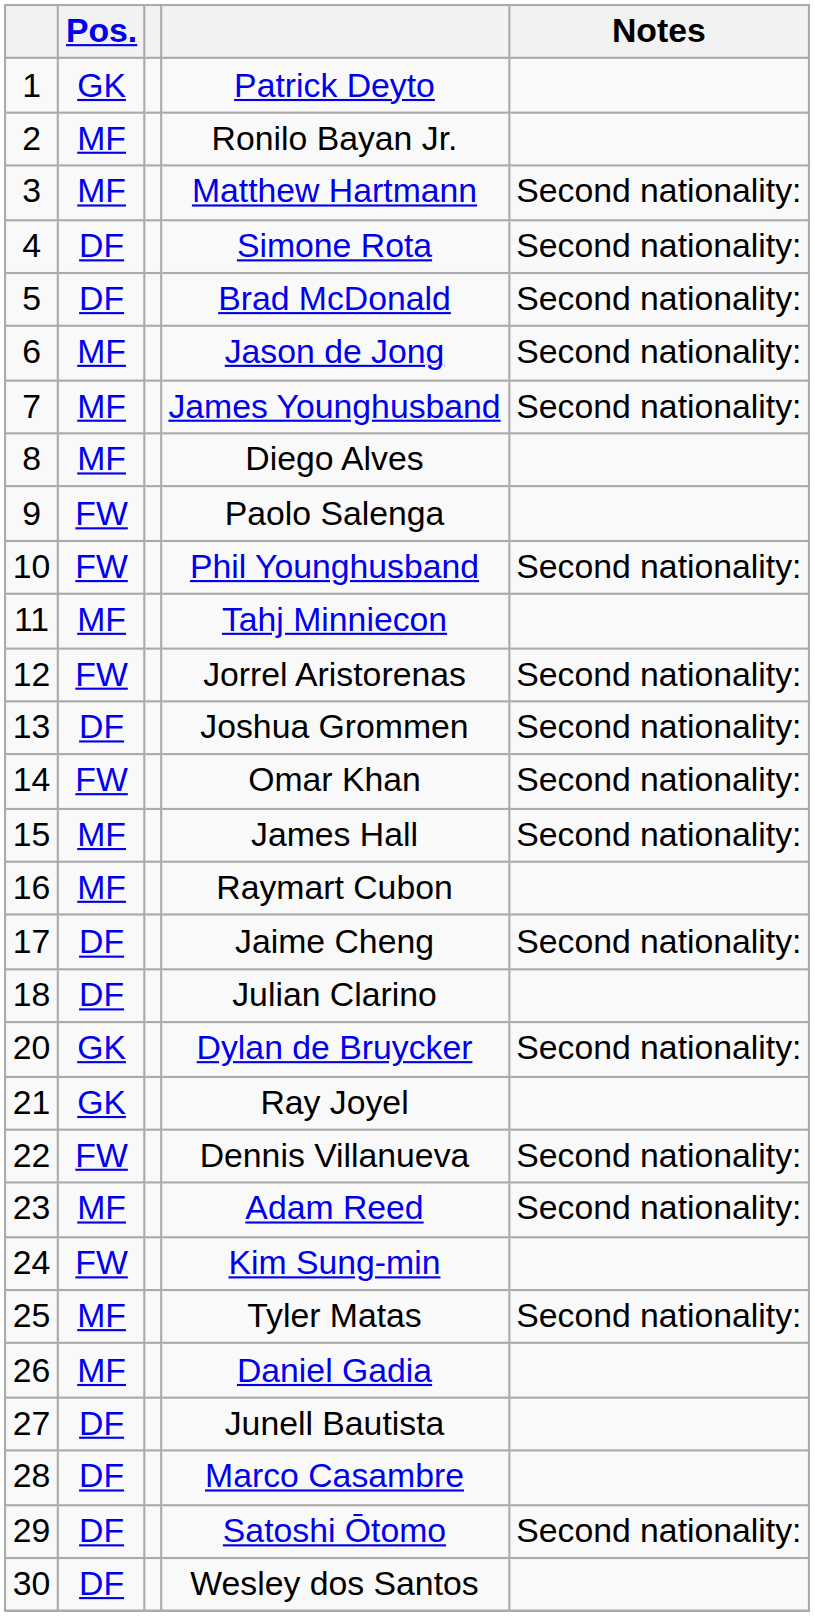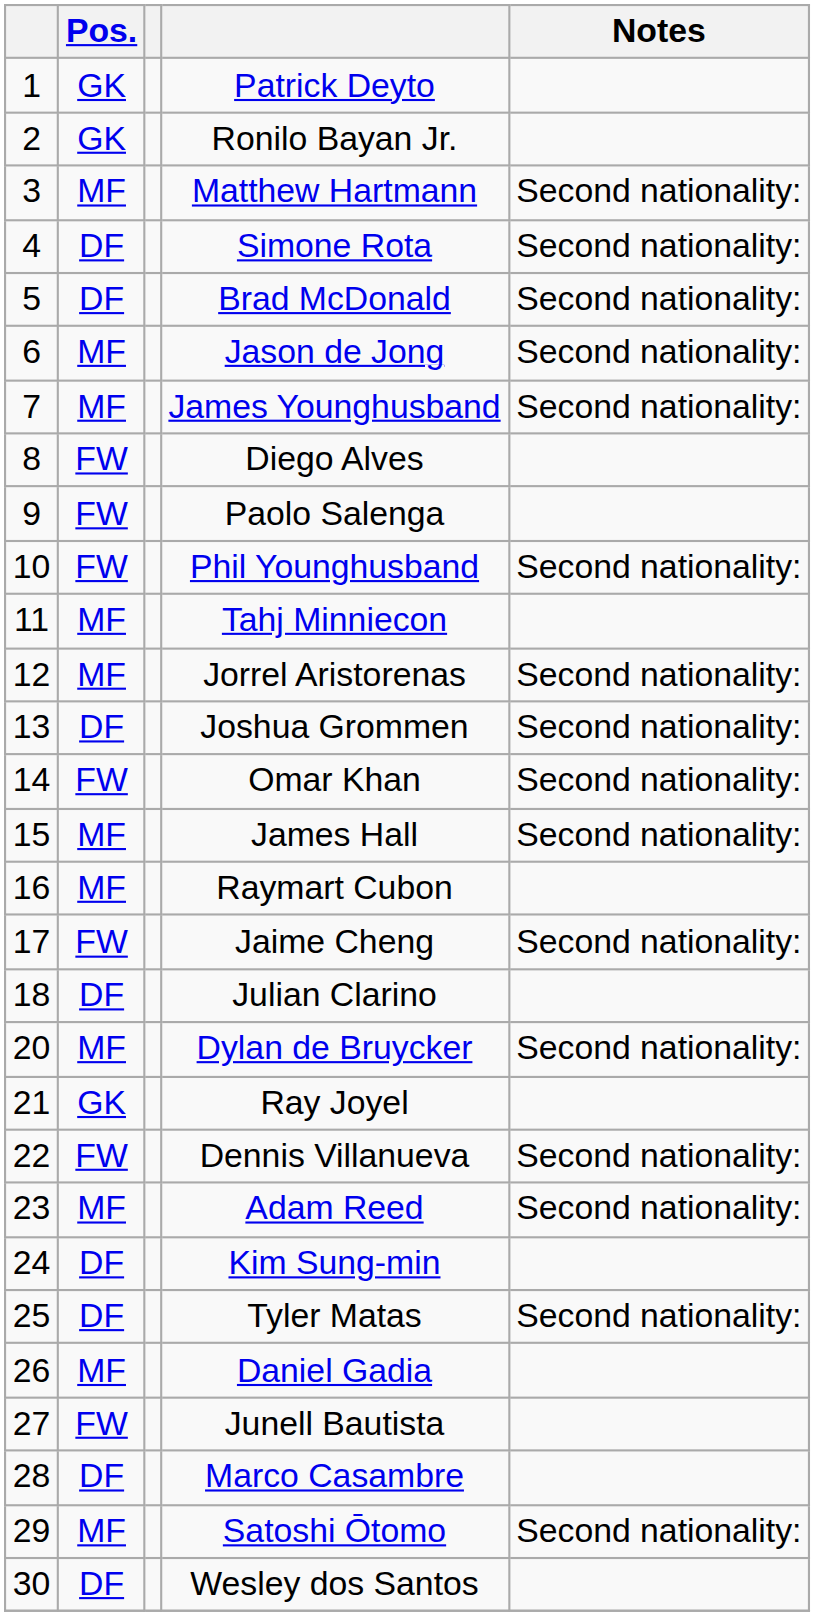(102, 138) MF -> (102, 138) GK
(102, 459) MF -> (102, 459) FW
(102, 673) FW -> (102, 673) MF
(102, 941) DF -> (102, 941) FW
(102, 1048) GK -> (102, 1048) MF
(102, 1262) FW -> (102, 1262) DF
(102, 1316) MF -> (102, 1316) DF
(102, 1423) DF -> (102, 1423) FW
(102, 1530) DF -> (102, 1530) MF
